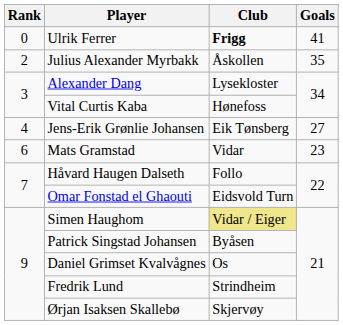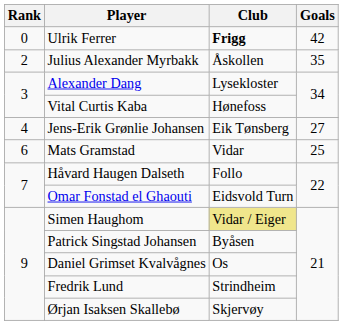(317, 38) 41 -> (317, 38) 42
(317, 151) 23 -> (317, 151) 25
